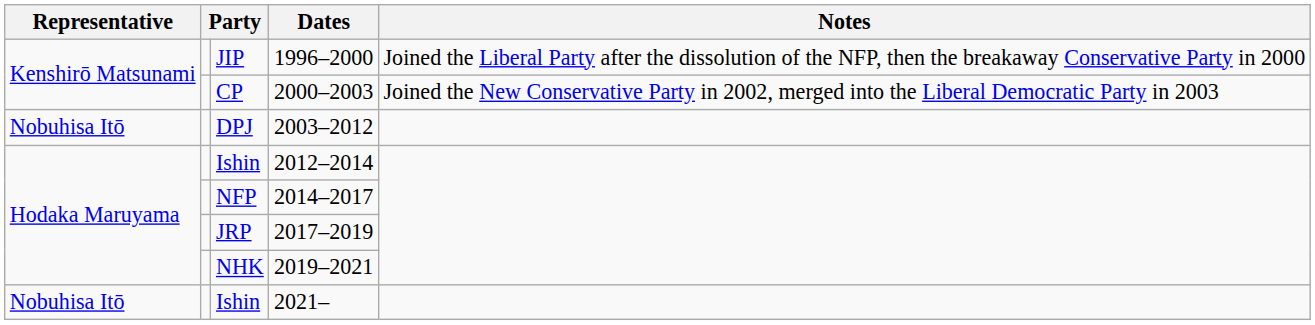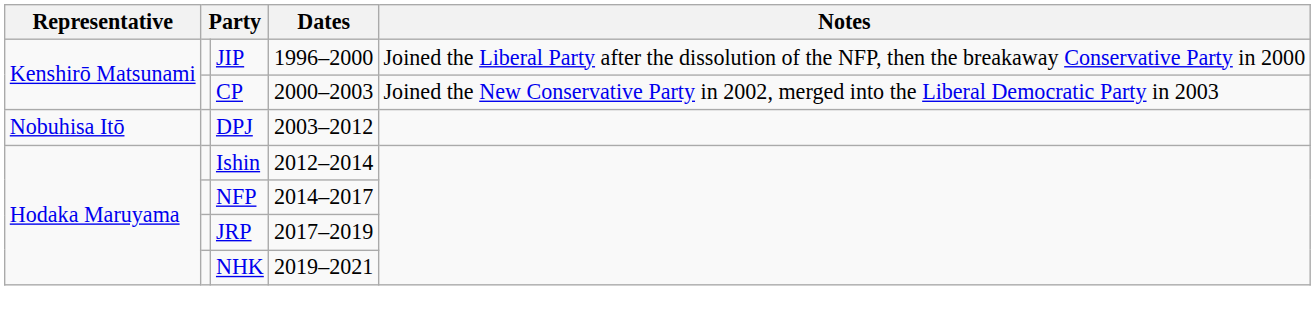- row: (302, 302)
